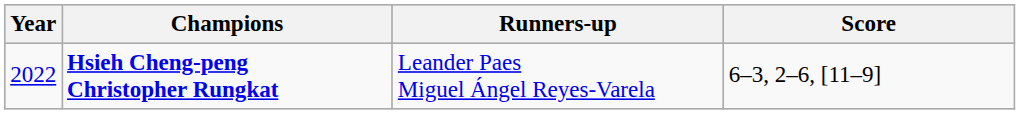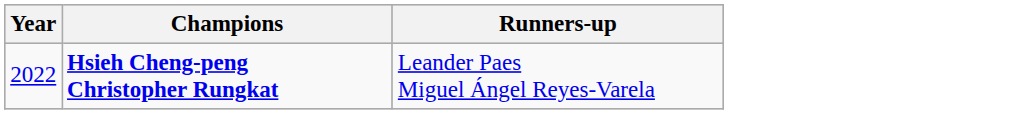- column: (869, 23)
